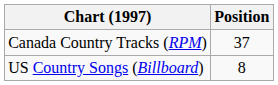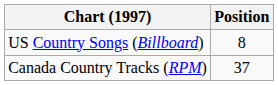rows swapped: (108, 42) <-> (106, 67)
